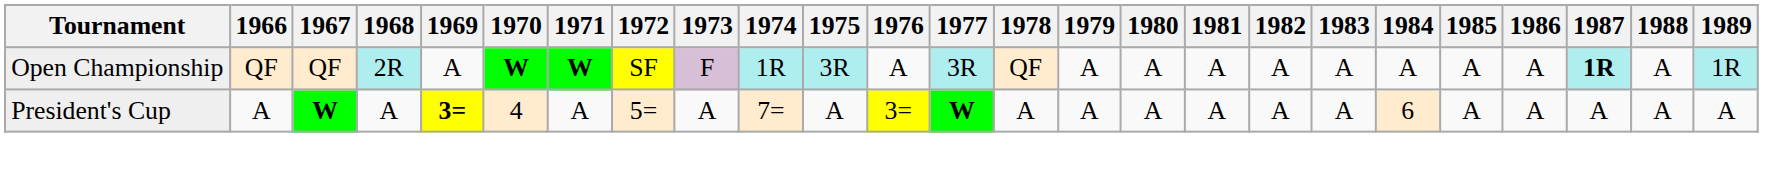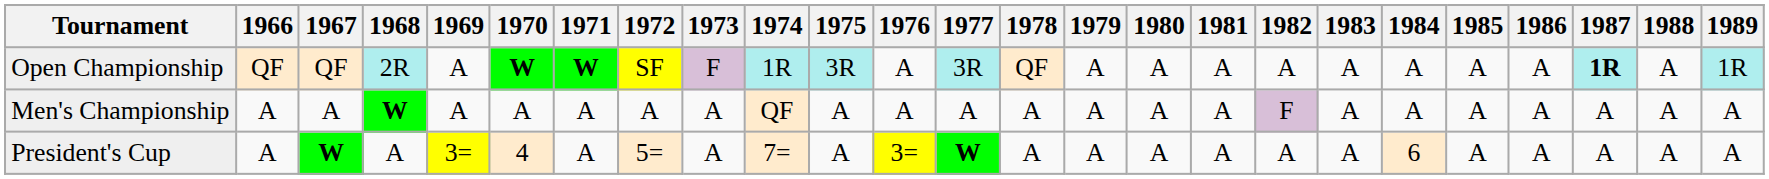+ row: (120, 110)
(452, 110) bold -> (458, 152) normal
